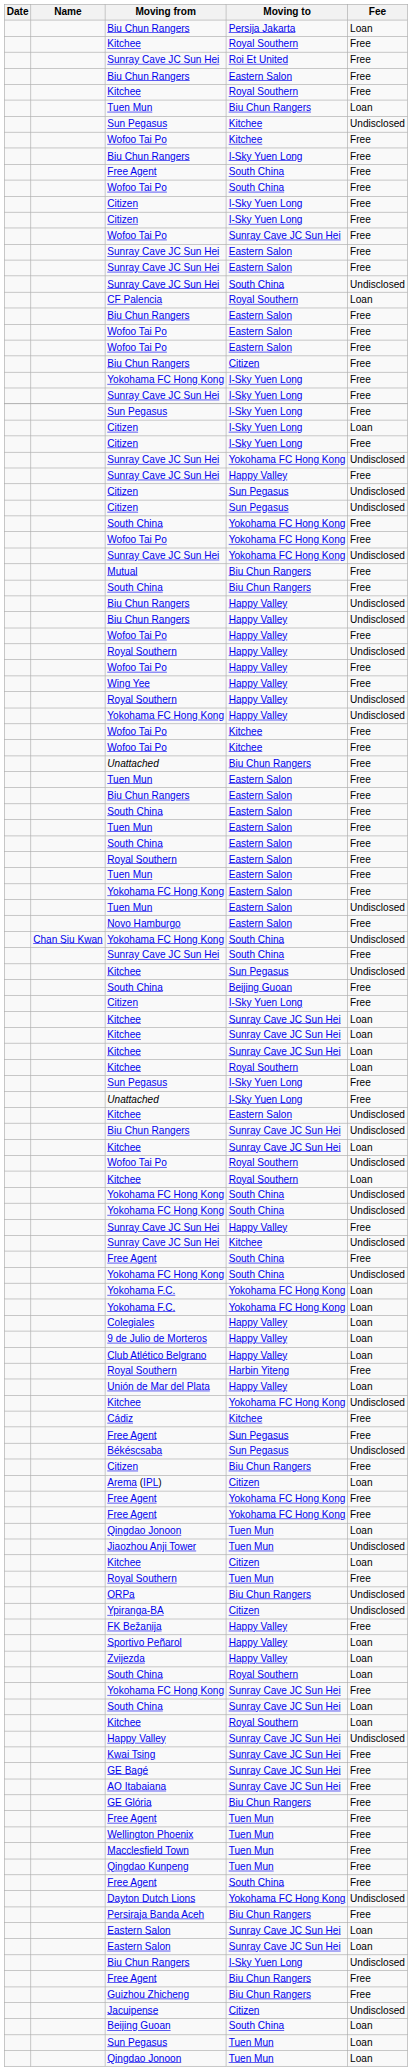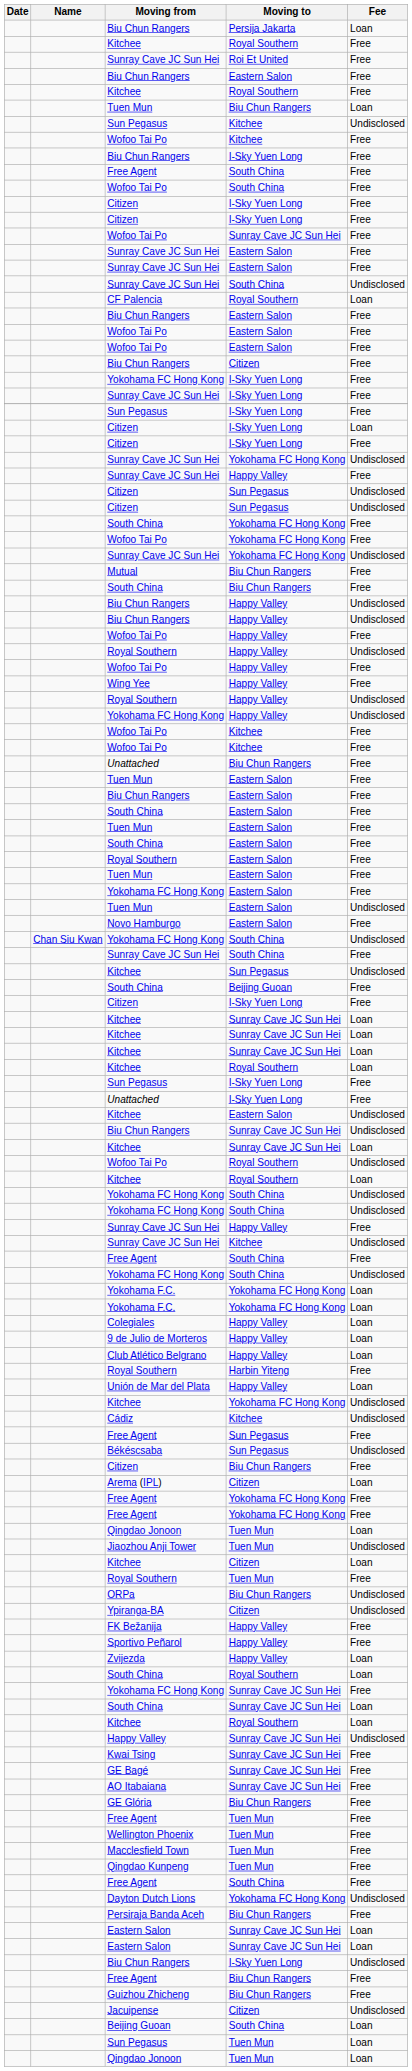(360, 1419) Free -> (378, 1419) Undisclosed
(361, 1643) Loan -> (360, 1643) Free
